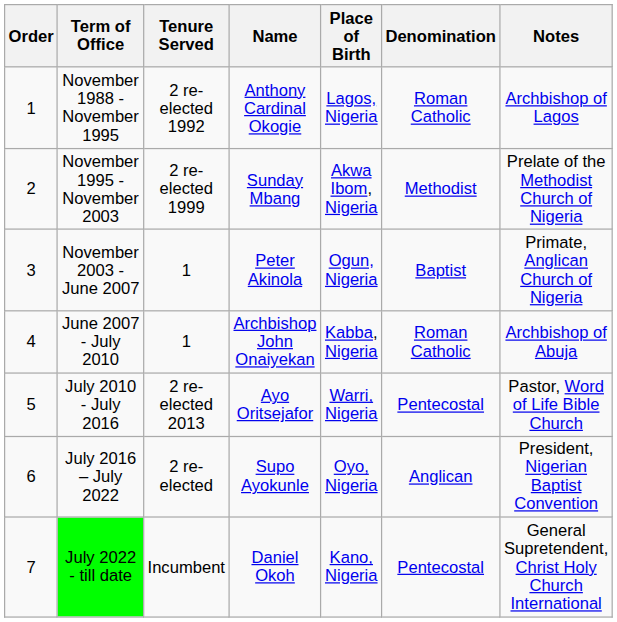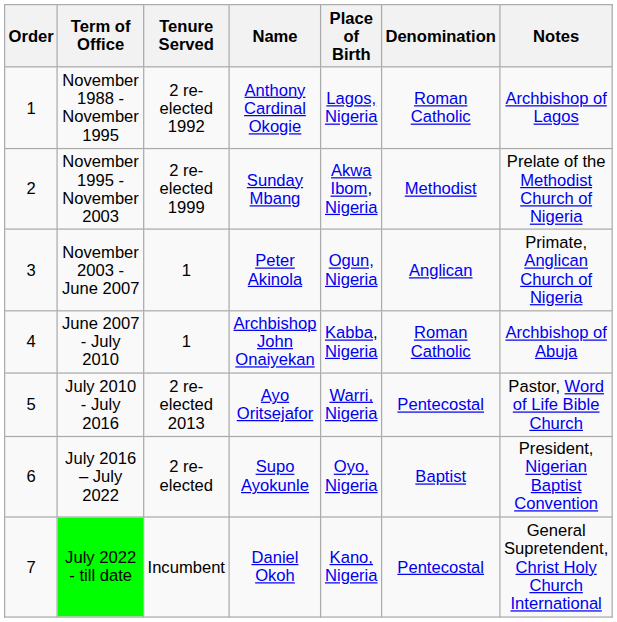(441, 270) Baptist -> (441, 270) Anglican
(441, 476) Anglican -> (441, 476) Baptist
